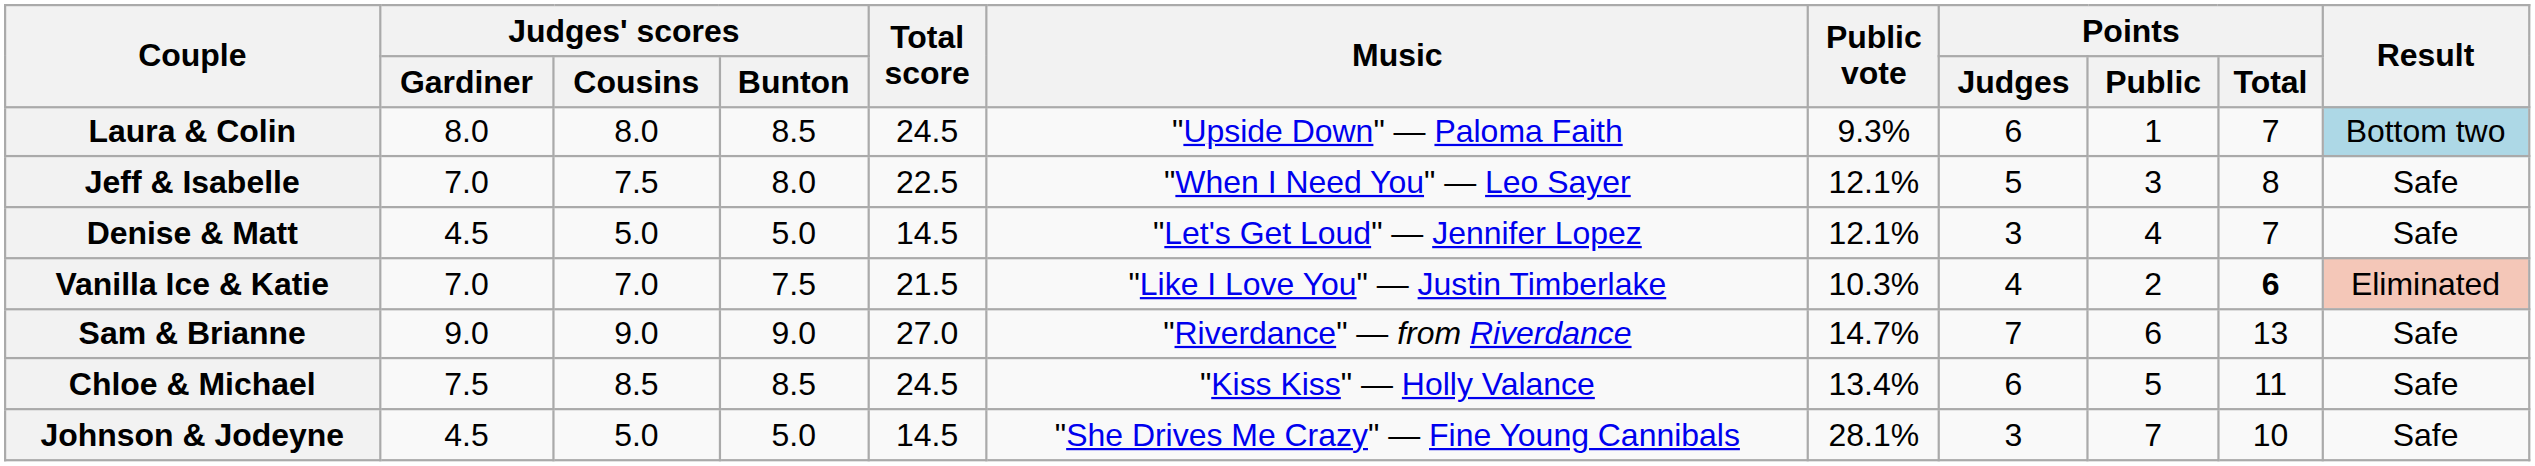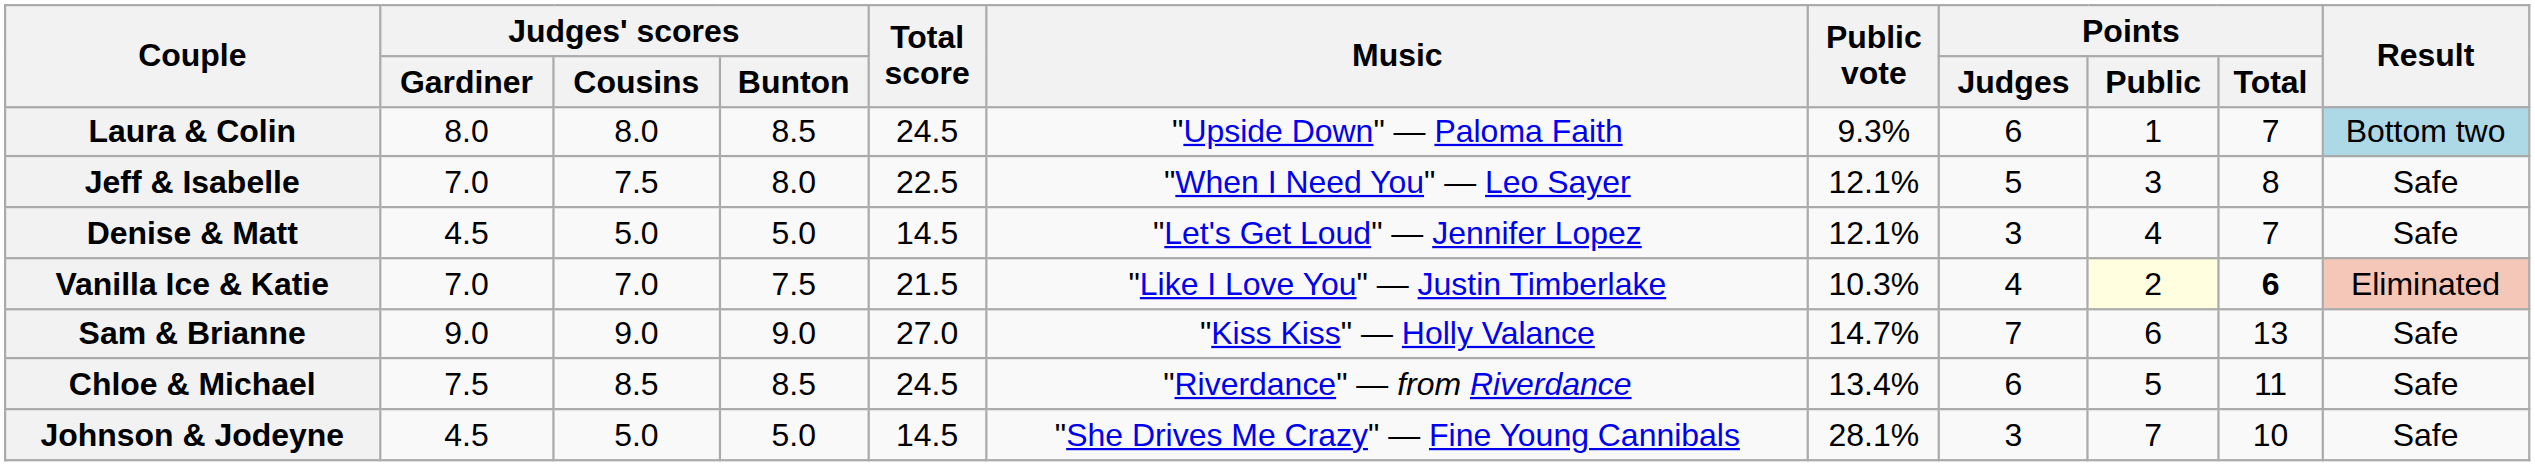(2153, 283) no background -> (2153, 283) lightyellow background
(1397, 334) "Riverdance" — from Riverdance -> (1397, 334) "Kiss Kiss" — Holly Valance
(1397, 384) "Kiss Kiss" — Holly Valance -> (1397, 384) "Riverdance" — from Riverdance
